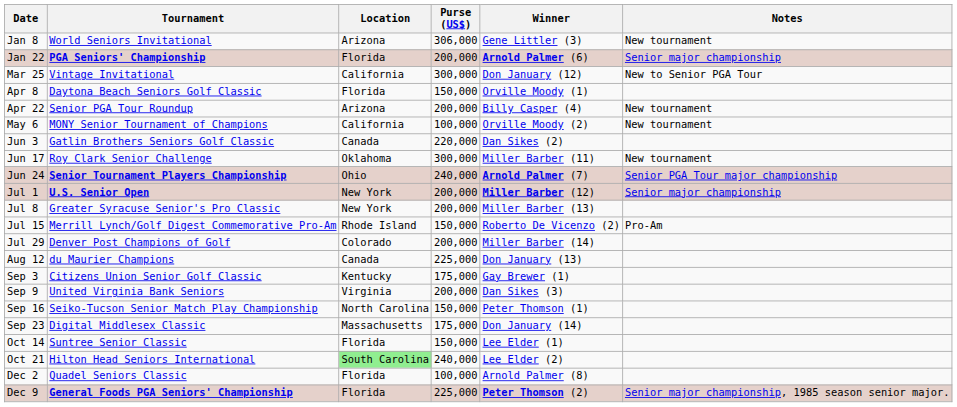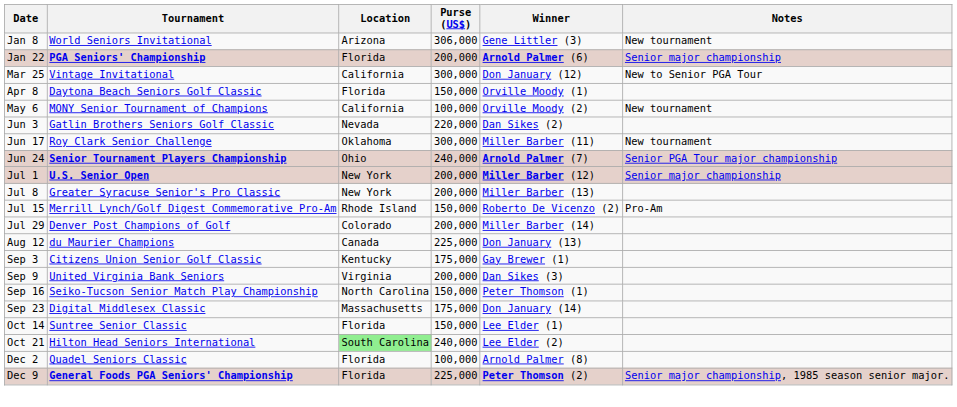- row: (26, 109)
(360, 142) Canada -> (360, 125) Nevada
